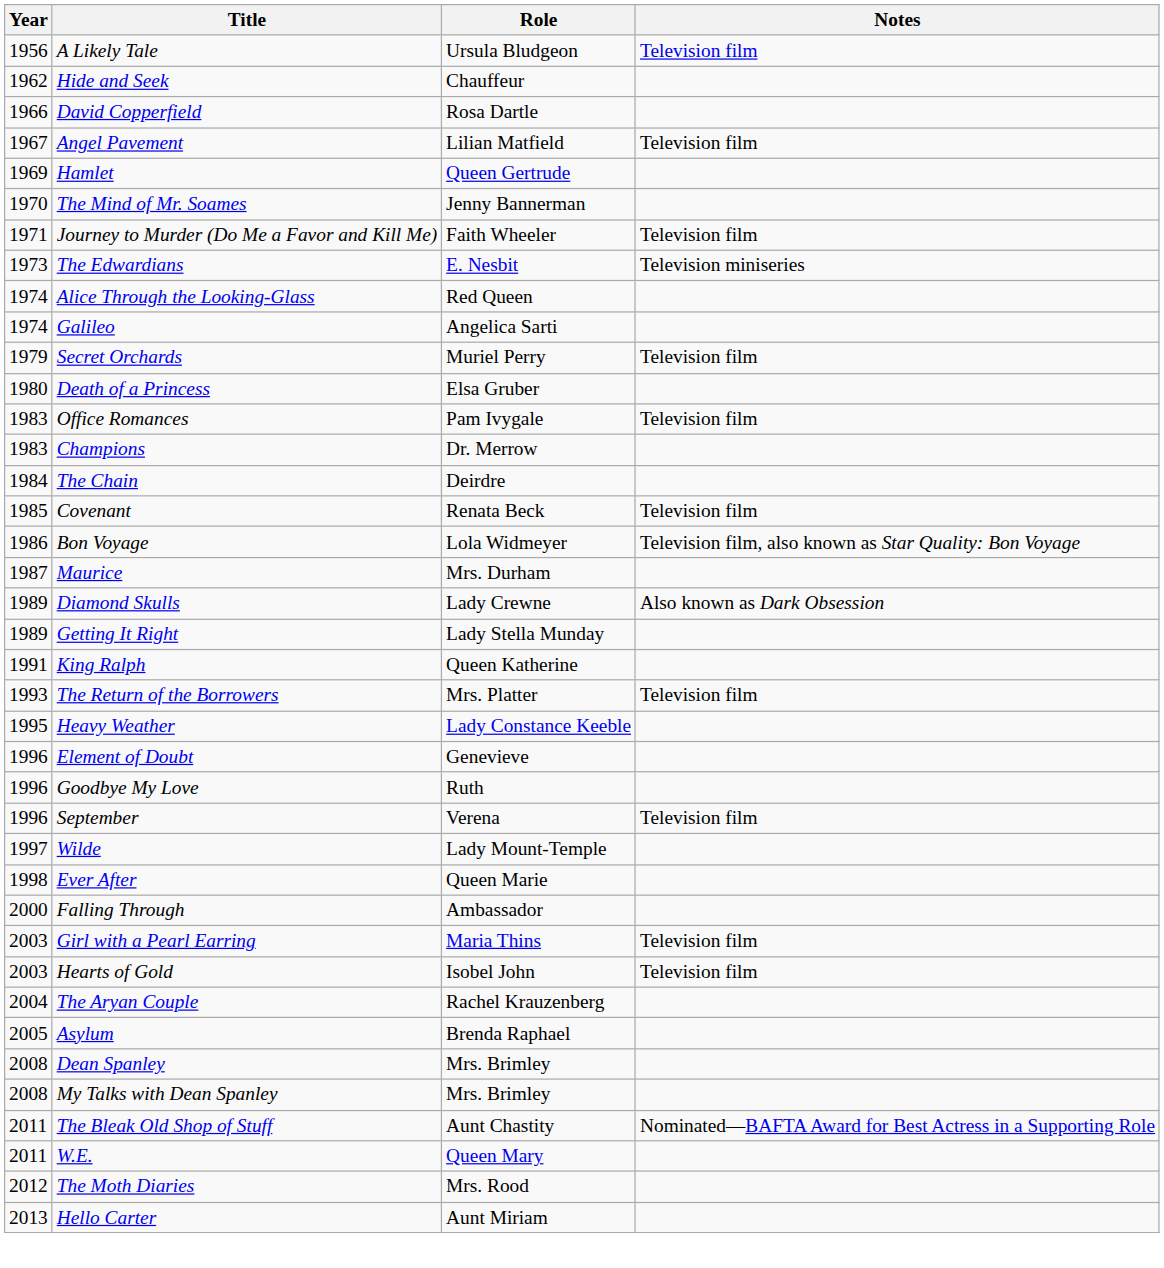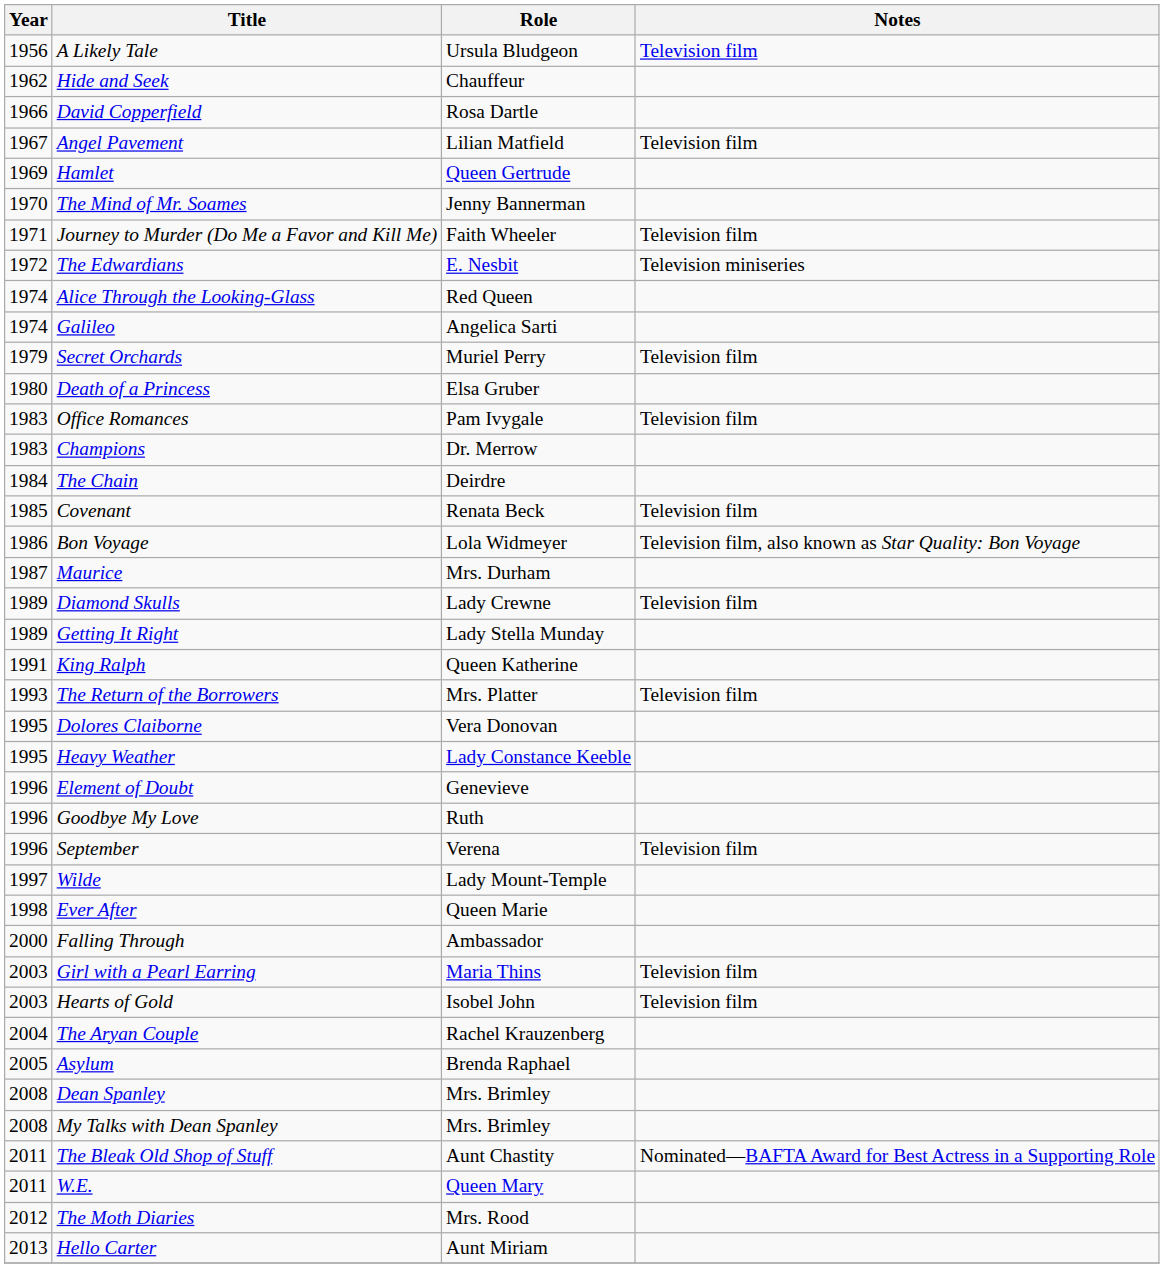(28, 265) 1973 -> (28, 265) 1972
(762, 603) Also known as Dark Obsession -> (699, 603) Television film
+ row: (129, 726)
